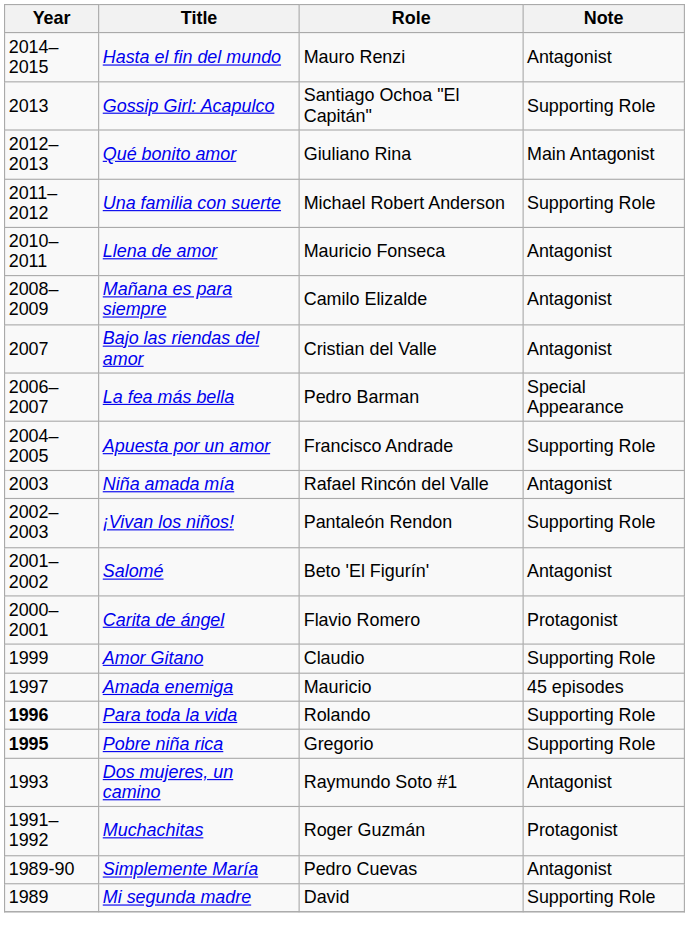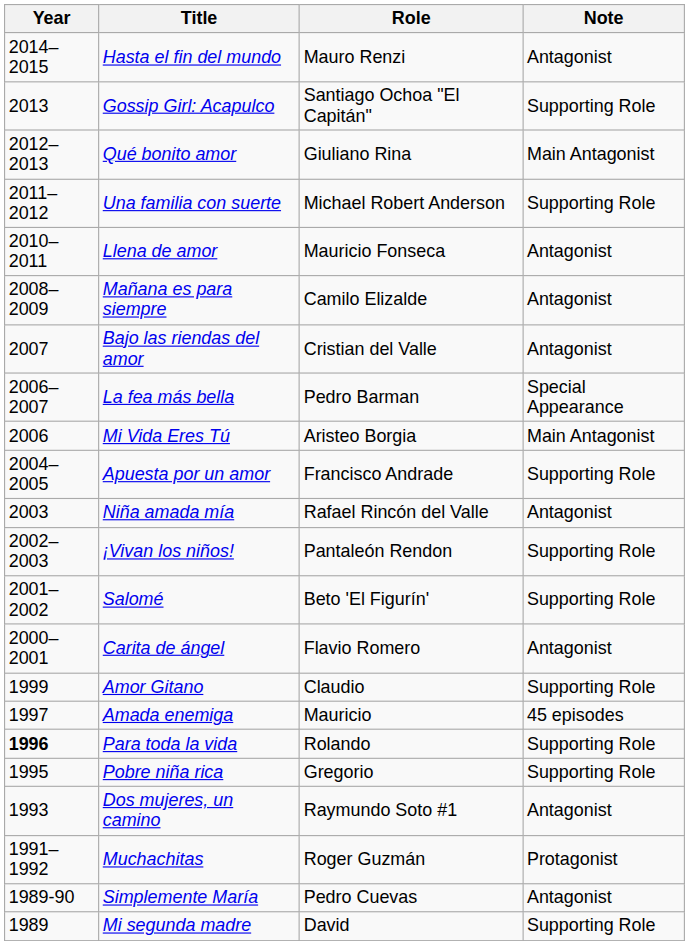+ row: (166, 435)
(569, 571) Antagonist -> (591, 599) Supporting Role
(572, 620) Protagonist -> (569, 648) Antagonist
(29, 743) bold -> (29, 772) normal
